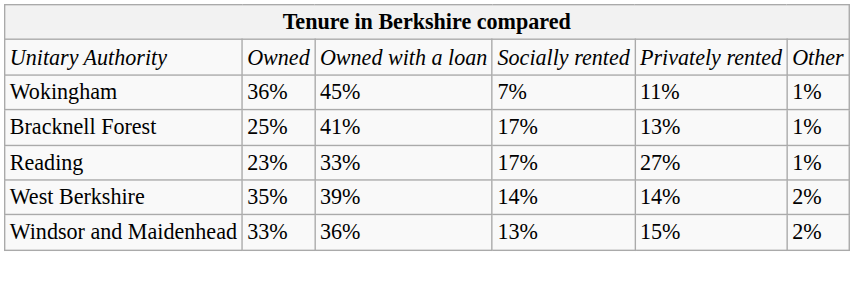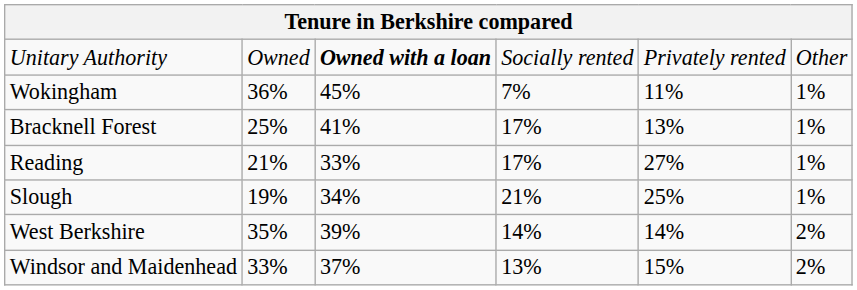(404, 57) normal -> (405, 57) bold
(267, 162) 23% -> (267, 162) 21%
+ row: (41, 197)
(340, 232) 36% -> (340, 267) 37%
